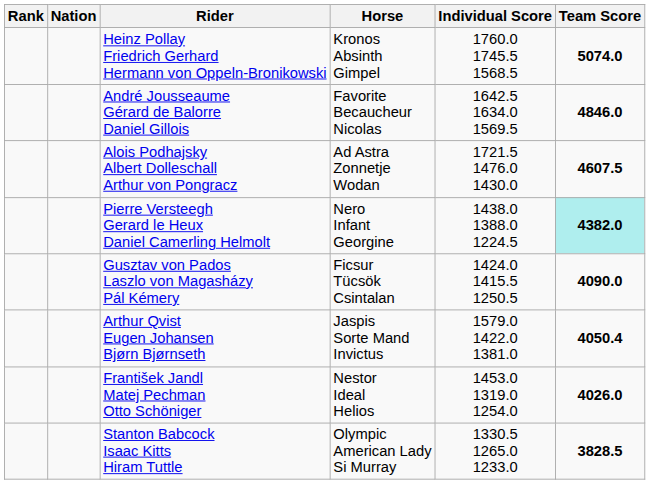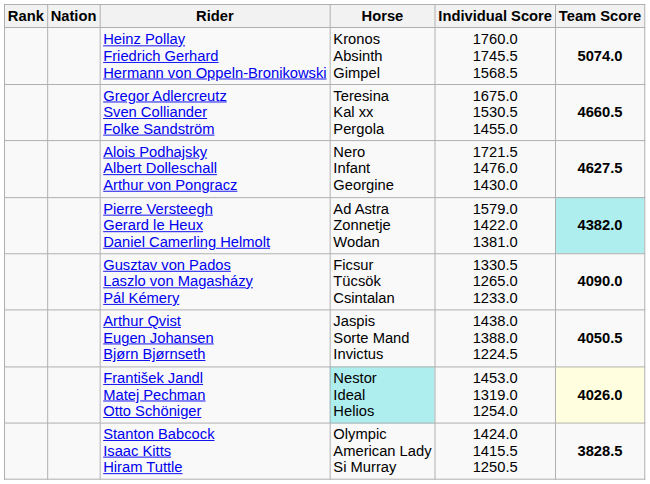- row: (167, 112)
+ row: (165, 112)
(362, 169) Ad Astra Zonnetje Wodan -> (364, 169) Nero Infant Georgine
(600, 169) 4607.5 -> (600, 169) 4627.5
(364, 225) Nero Infant Georgine -> (362, 225) Ad Astra Zonnetje Wodan
(495, 225) 1438.0 1388.0 1224.5 -> (495, 225) 1579.0 1422.0 1381.0
(495, 281) 1424.0 1415.5 1250.5 -> (495, 281) 1330.5 1265.0 1233.0
(495, 338) 1579.0 1422.0 1381.0 -> (495, 338) 1438.0 1388.0 1224.5
(600, 338) 4050.4 -> (600, 338) 4050.5
(355, 394) no background -> (355, 394) paleturquoise background
(600, 394) no background -> (600, 394) lightyellow background
(495, 451) 1330.5 1265.0 1233.0 -> (495, 451) 1424.0 1415.5 1250.5
